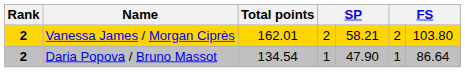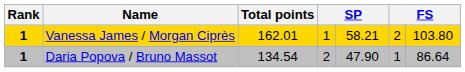(23, 35) 2 -> (23, 35) 1
(327, 35) 2 -> (327, 35) 1
(23, 56) 2 -> (23, 56) 1
(327, 56) 1 -> (327, 56) 2
